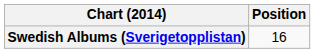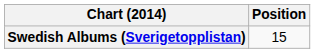(279, 37) 16 -> (279, 37) 15
